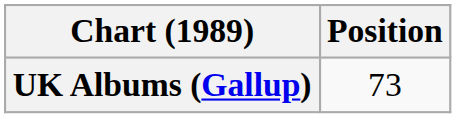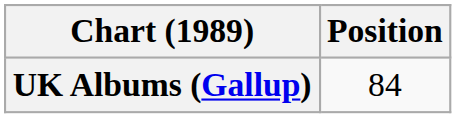(385, 84) 73 -> (385, 84) 84
